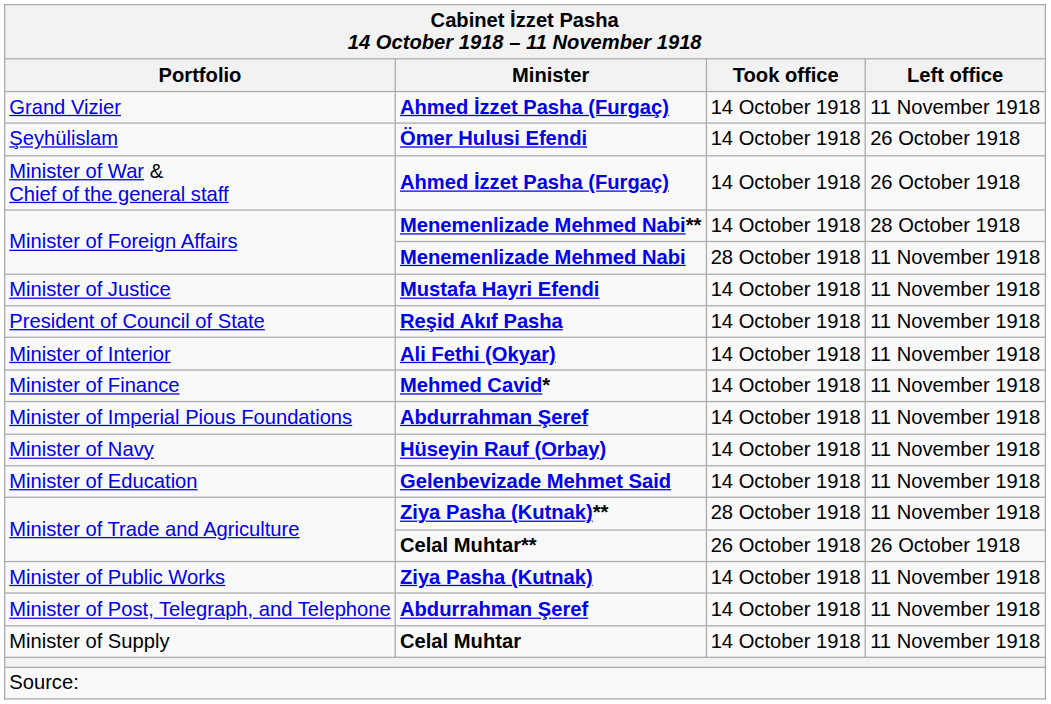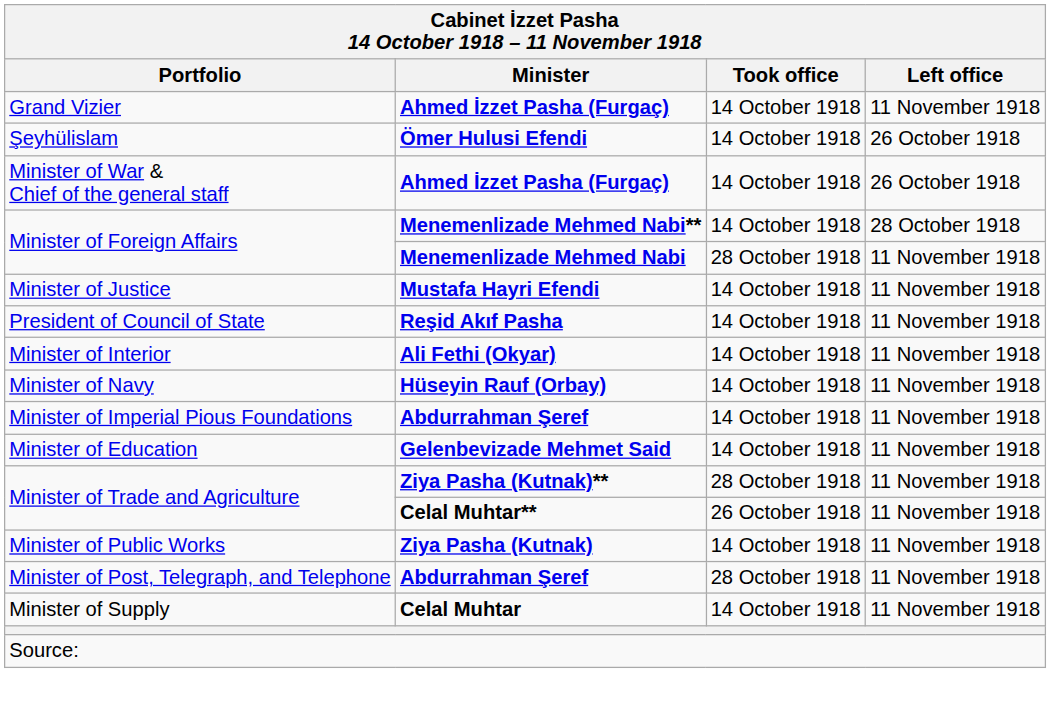- row: (94, 385)
rows swapped: (181, 417) <-> (82, 449)
(945, 545) 26 October 1918 -> (955, 513) 11 November 1918
(786, 609) 14 October 1918 -> (786, 577) 28 October 1918
